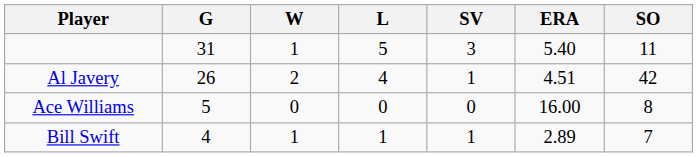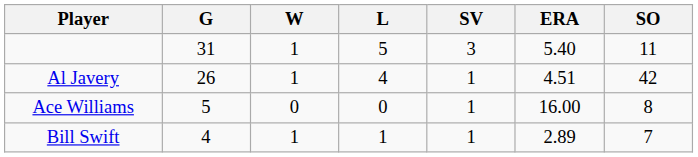(294, 78) 2 -> (294, 78) 1
(471, 107) 0 -> (471, 107) 1
